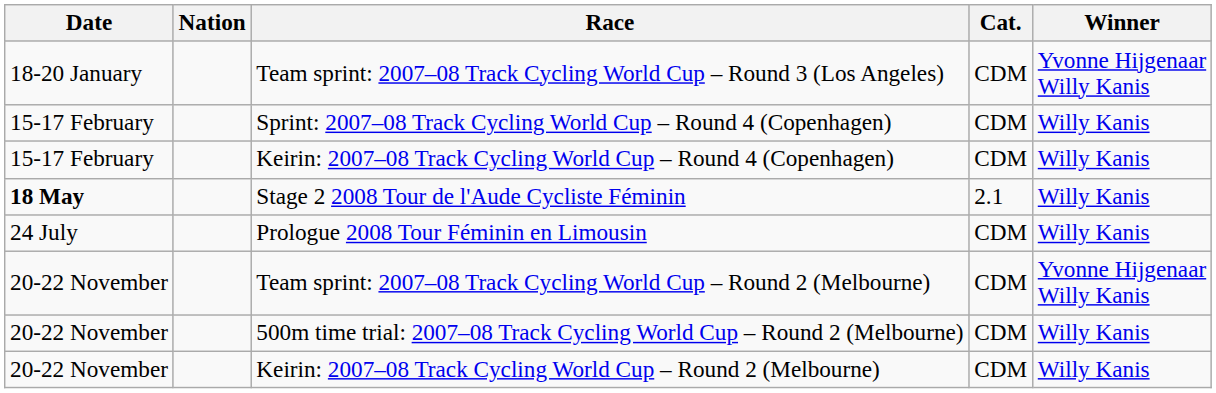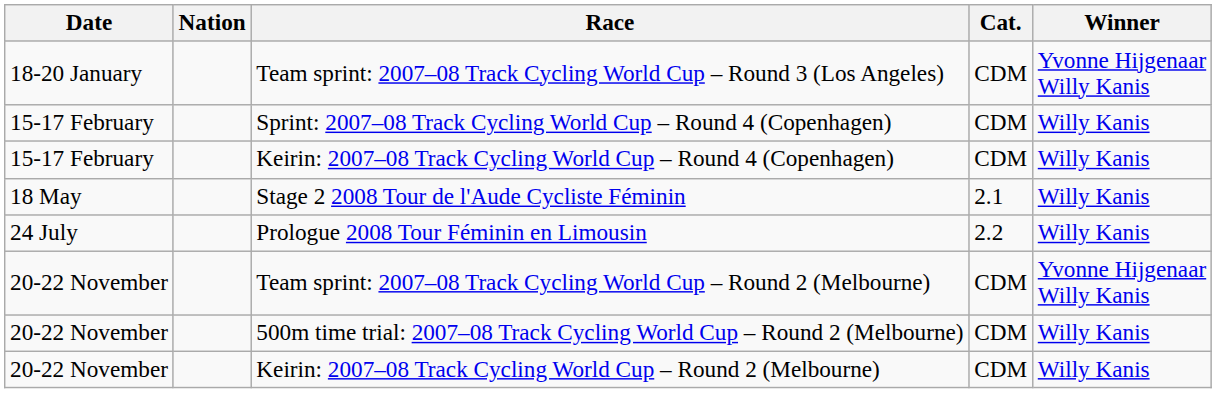(47, 196) bold -> (46, 196) normal
(1001, 232) CDM -> (989, 232) 2.2
